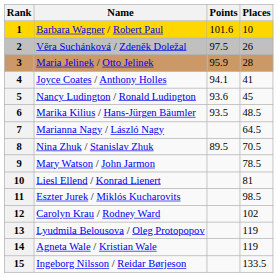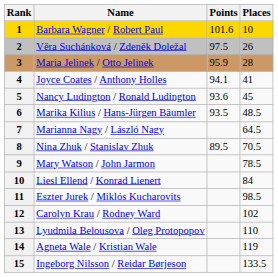(248, 180) 81 -> (248, 180) 84
(250, 230) 119 -> (250, 230) 110
